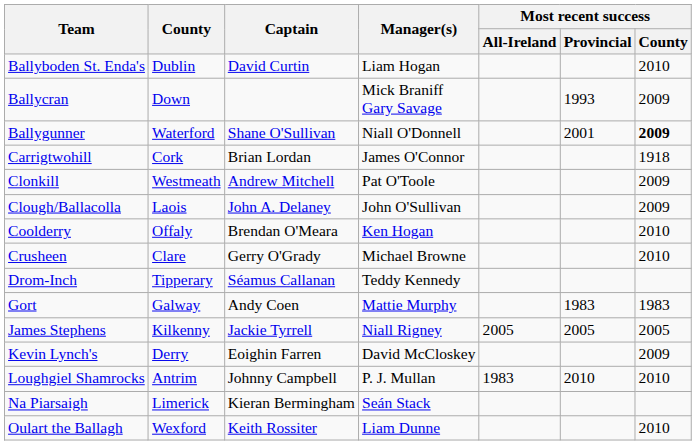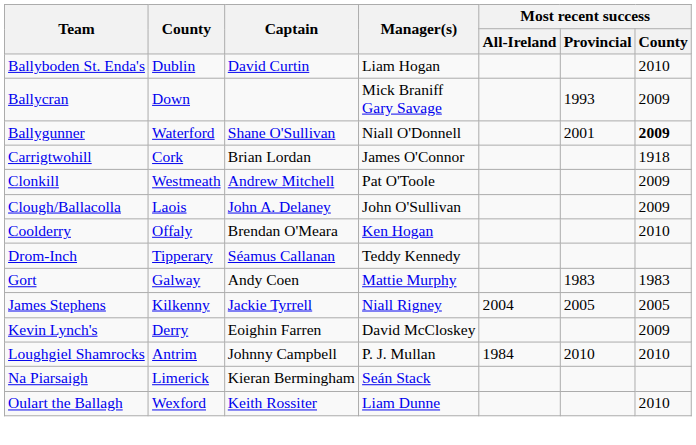- row: (37, 255)
(498, 329) 2005 -> (498, 305) 2004
(498, 378) 1983 -> (498, 354) 1984
